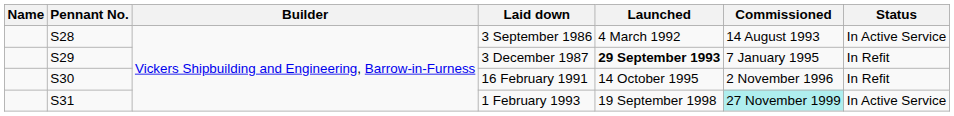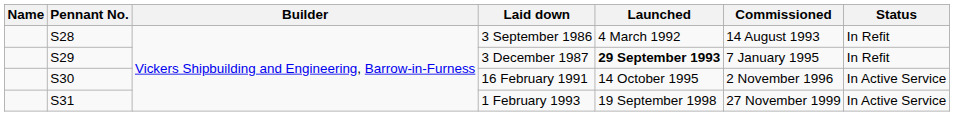(896, 36) In Active Service -> (868, 36) In Refit
(868, 79) In Refit -> (896, 79) In Active Service
(783, 100) paleturquoise background -> (783, 100) no background
